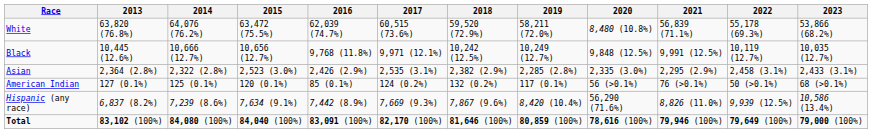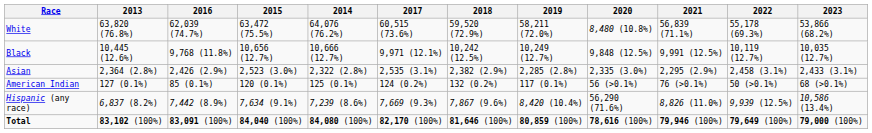columns swapped: (203, 11) <-> (343, 11)
